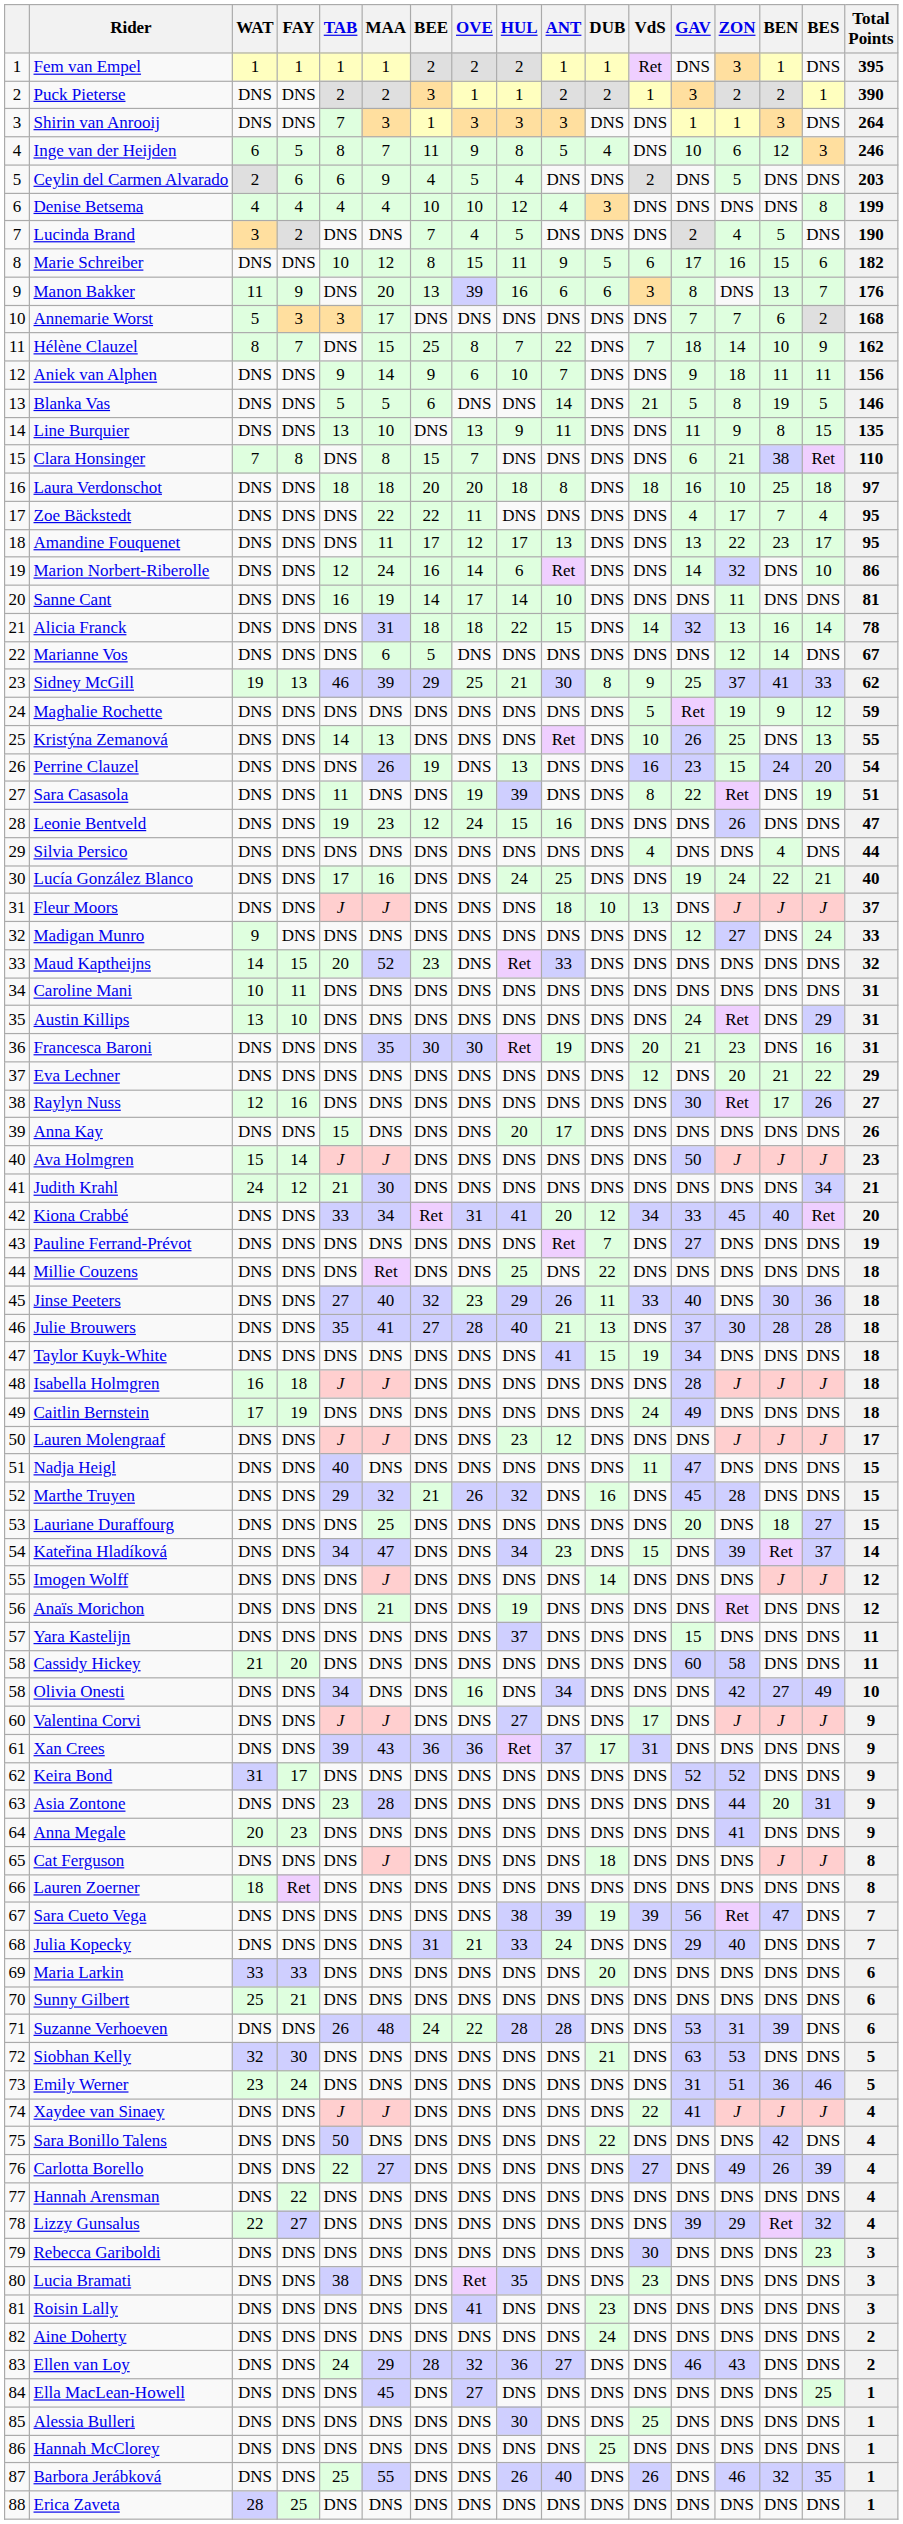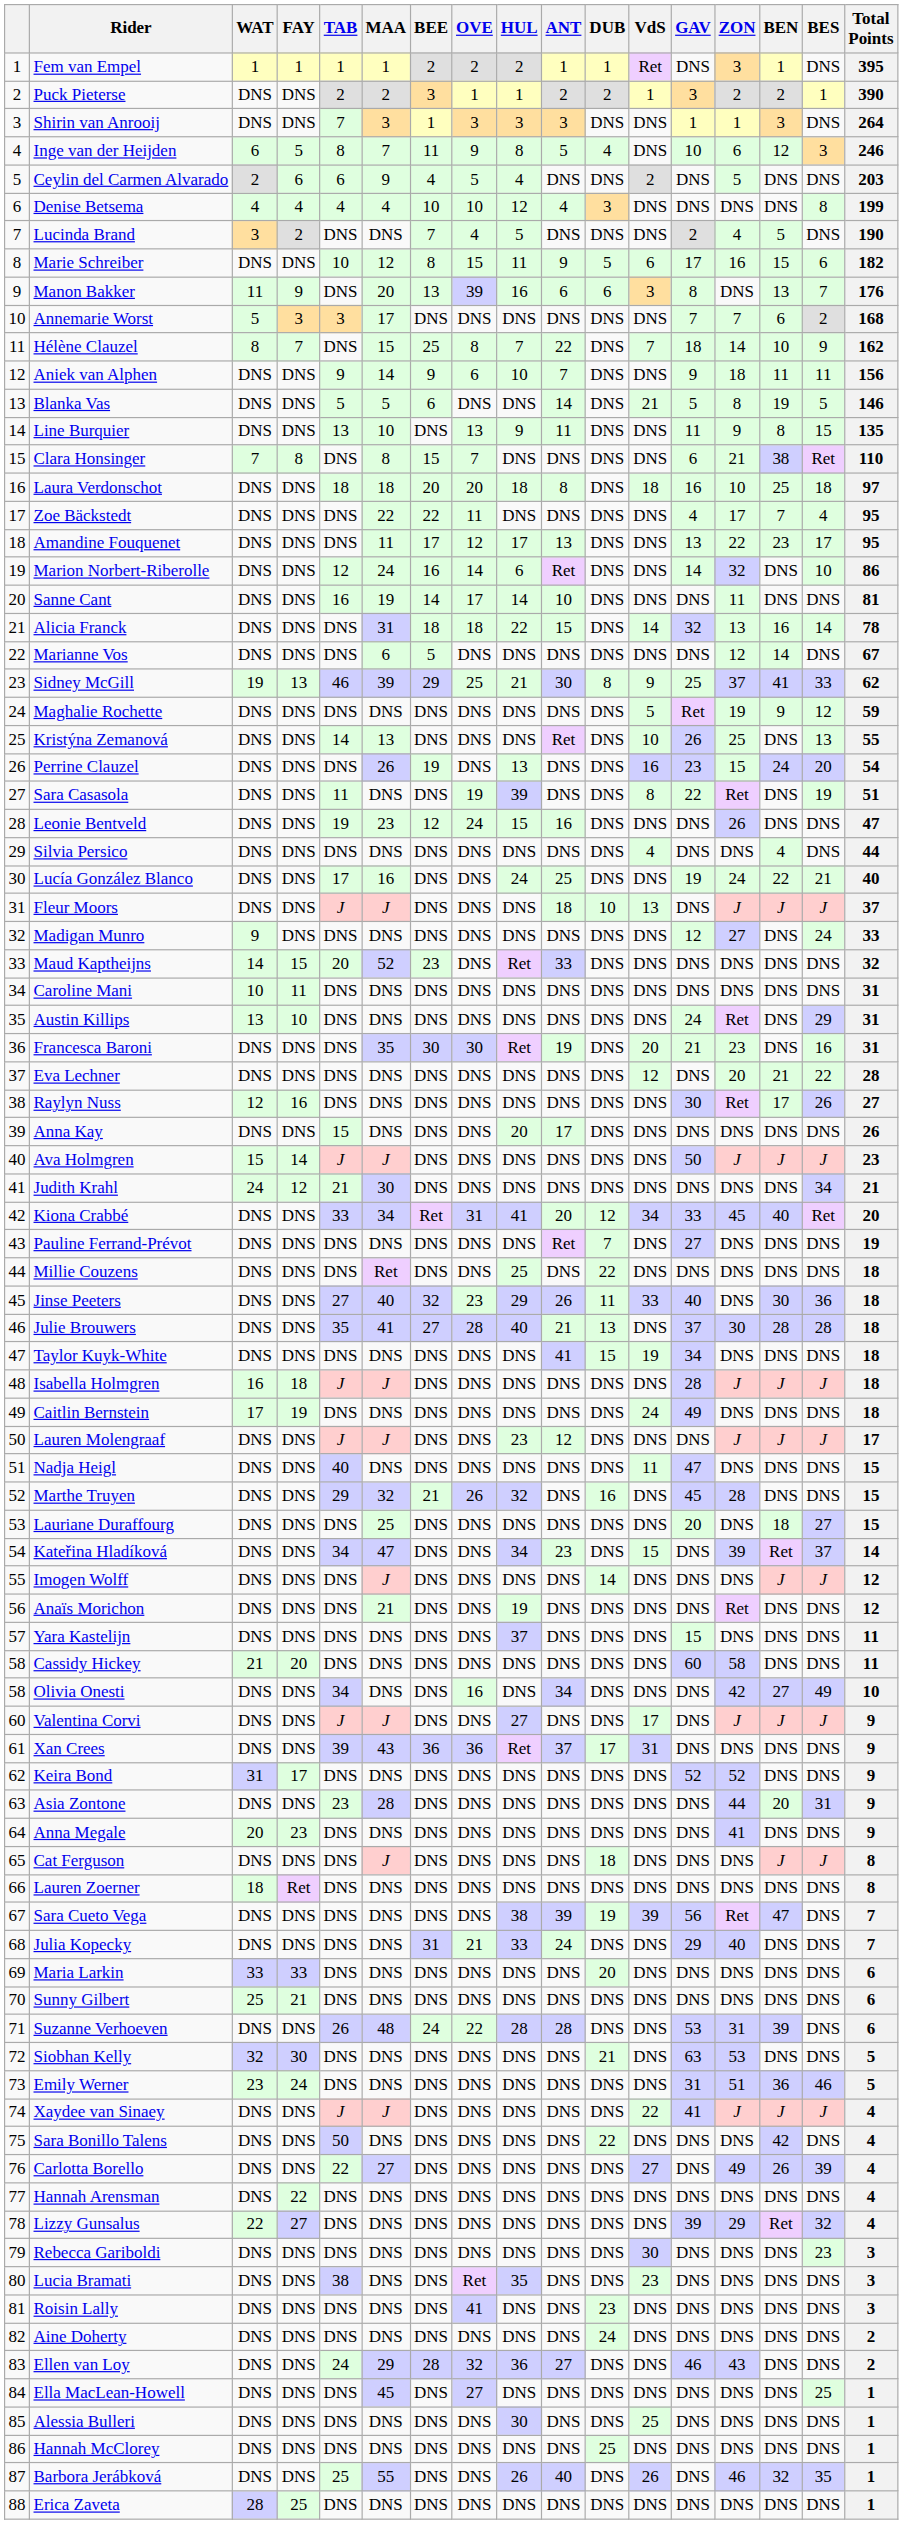(871, 1075) 29 -> (871, 1075) 28
